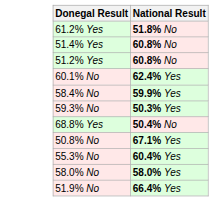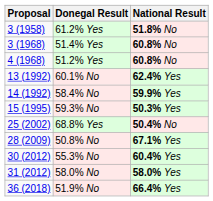+ column: (29, 13)
